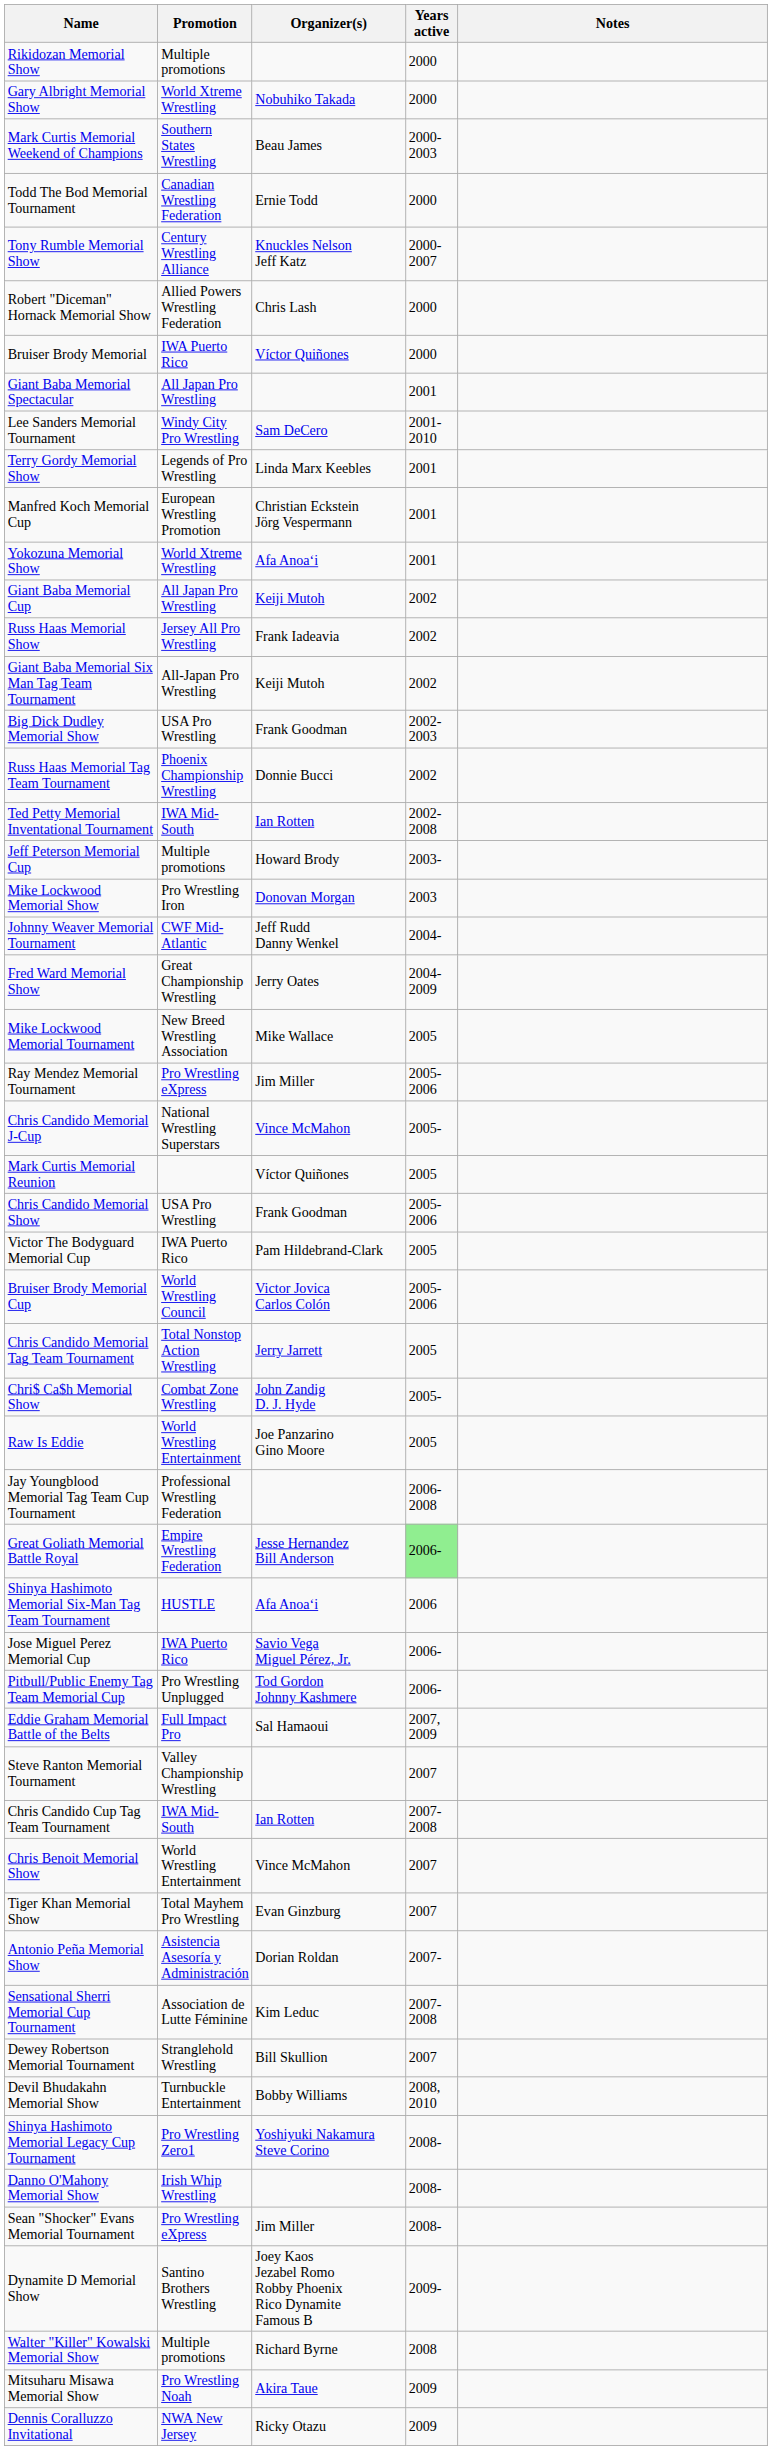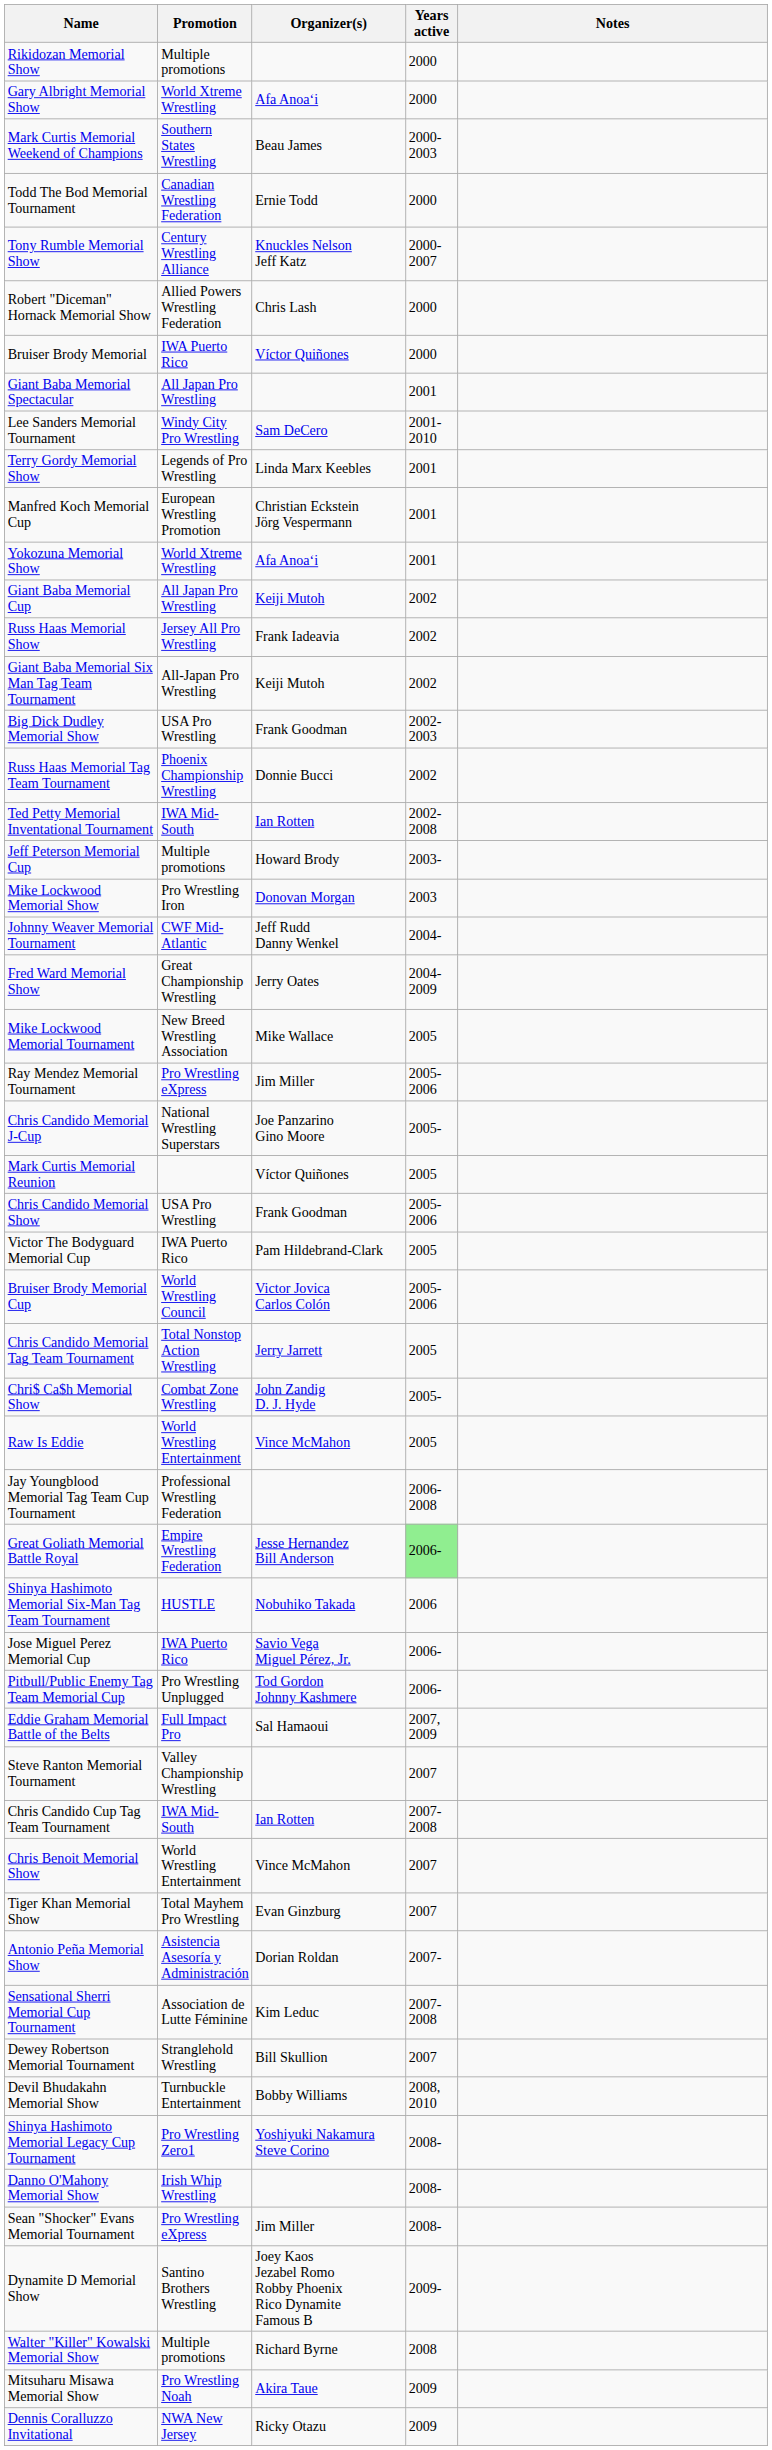(305, 99) Nobuhiko Takada -> (287, 99) Afa Anoaʻi
(303, 1128) Vince McMahon -> (295, 1128) Joe Panzarino Gino Moore
(295, 1443) Joe Panzarino Gino Moore -> (303, 1443) Vince McMahon
(287, 1605) Afa Anoaʻi -> (305, 1605) Nobuhiko Takada
